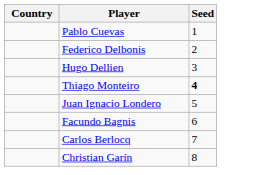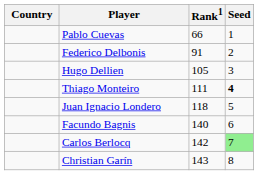+ column: (207, 15)
(194, 139) no background -> (231, 142) lightgreen background
